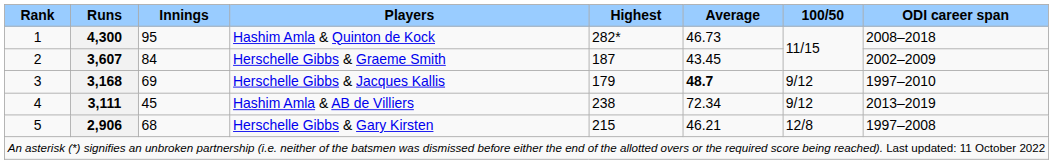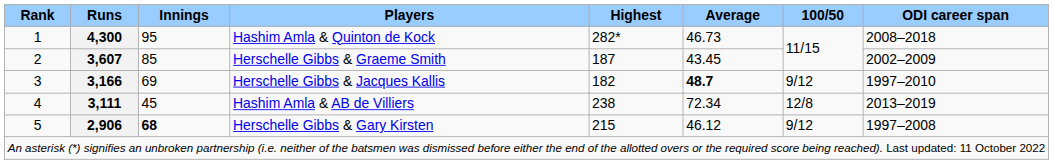(149, 59) 84 -> (149, 59) 85
(104, 81) 3,168 -> (104, 81) 3,166
(604, 81) 179 -> (604, 81) 182
(799, 103) 9/12 -> (799, 103) 12/8
(149, 125) normal -> (149, 125) bold
(704, 125) 46.21 -> (704, 125) 46.12
(799, 125) 12/8 -> (799, 125) 9/12
